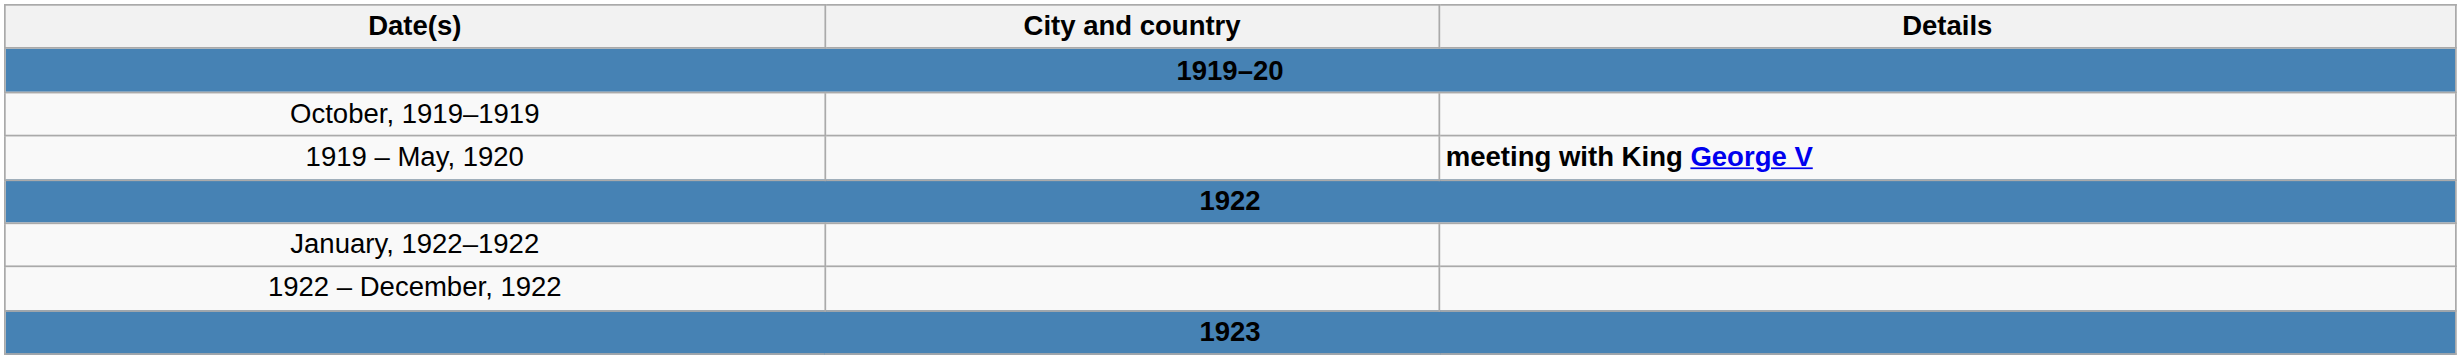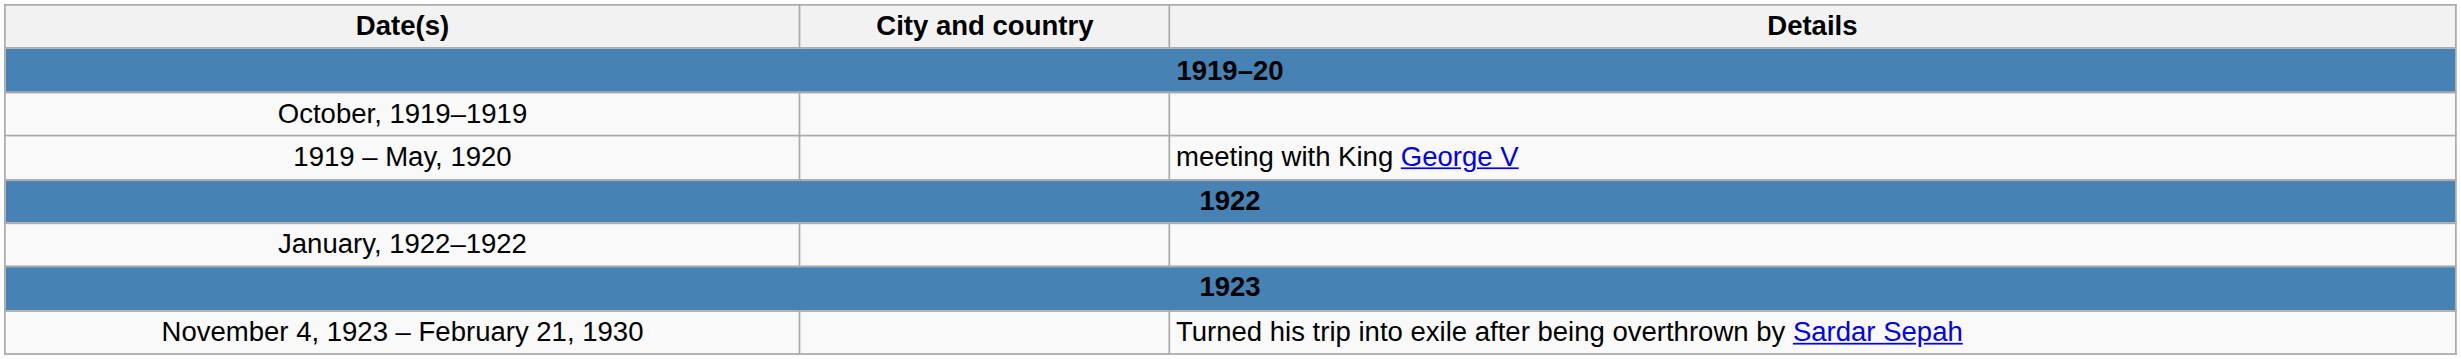(1629, 157) bold -> (1347, 157) normal
- row: (415, 288)
+ row: (402, 331)
